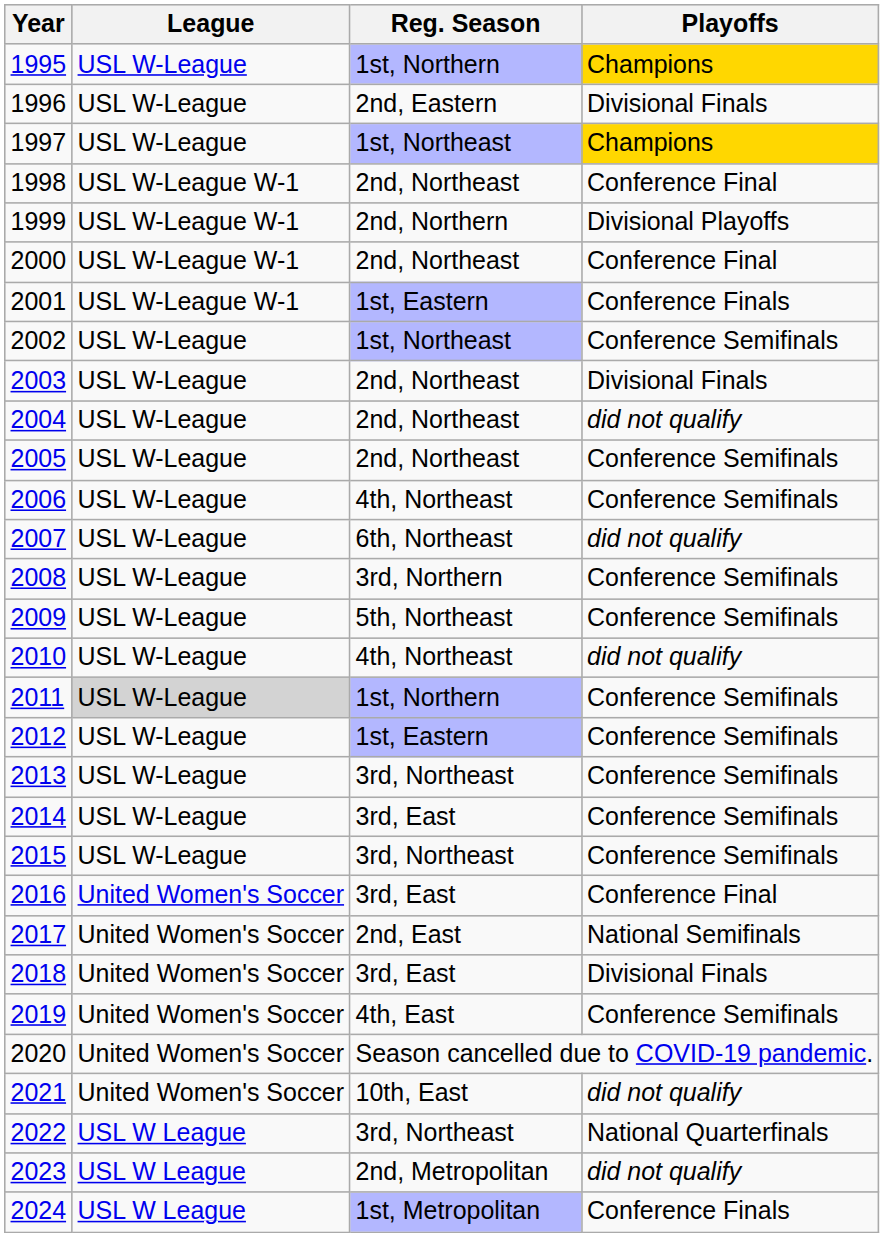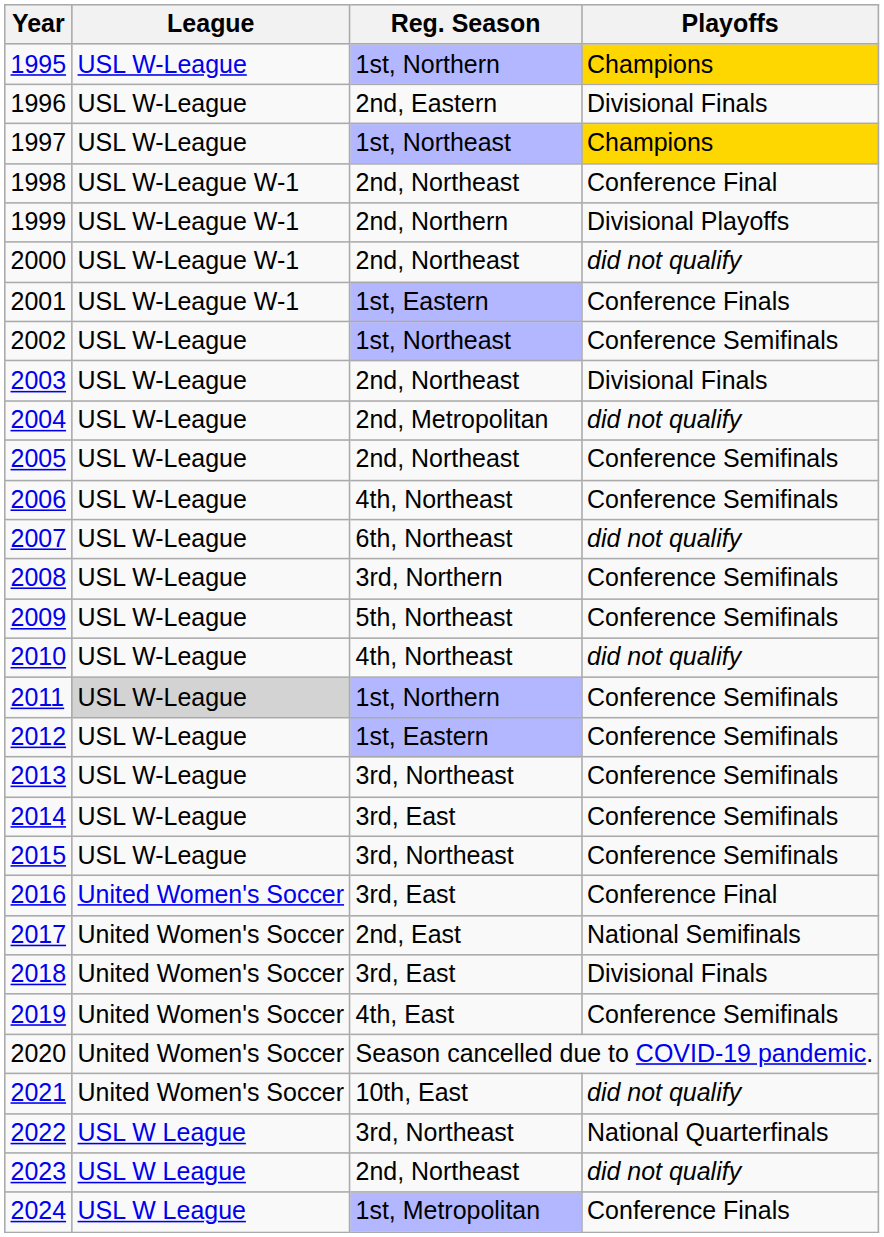(682, 261) Conference Final -> (664, 261) did not qualify
(437, 420) 2nd, Northeast -> (452, 420) 2nd, Metropolitan
(452, 1172) 2nd, Metropolitan -> (437, 1172) 2nd, Northeast
